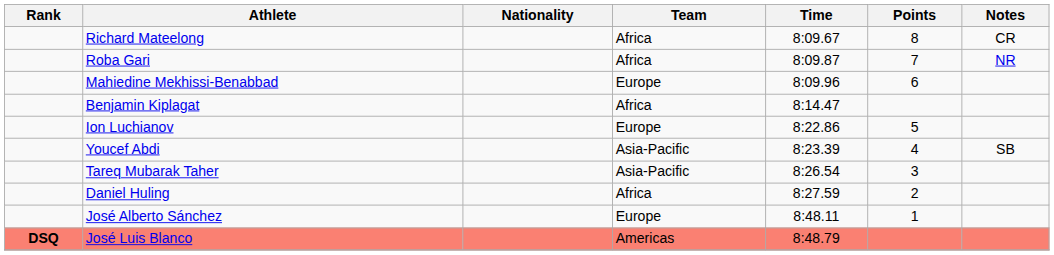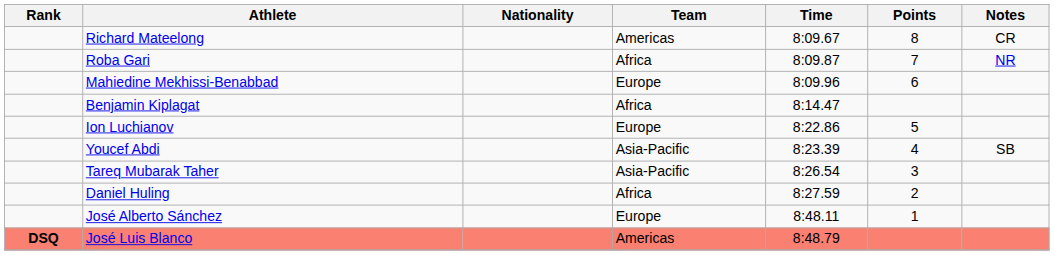(634, 37) Africa -> (645, 37) Americas
